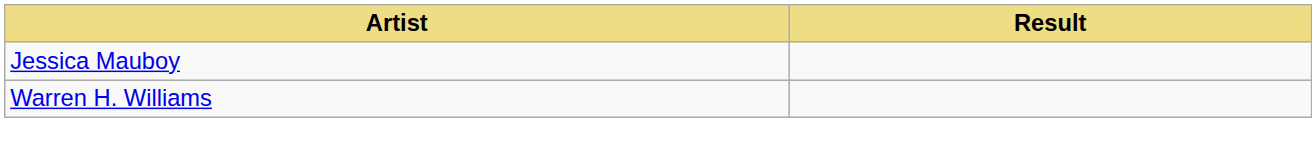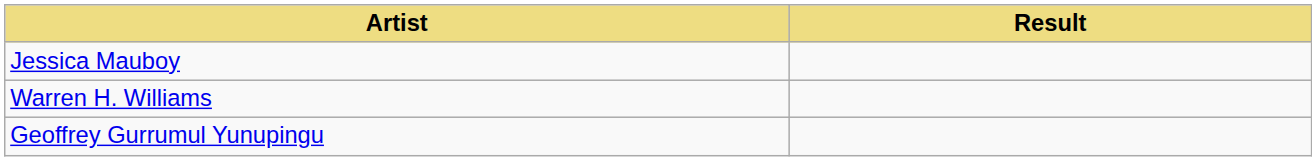+ row: (167, 135)
